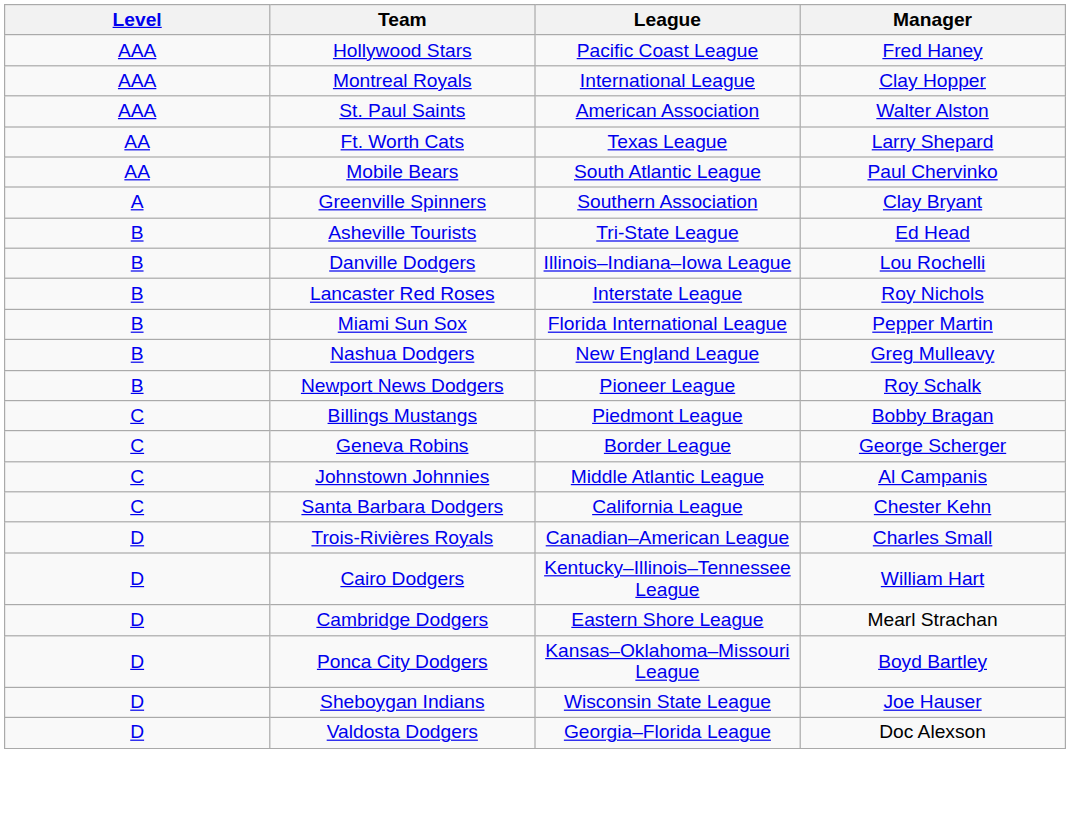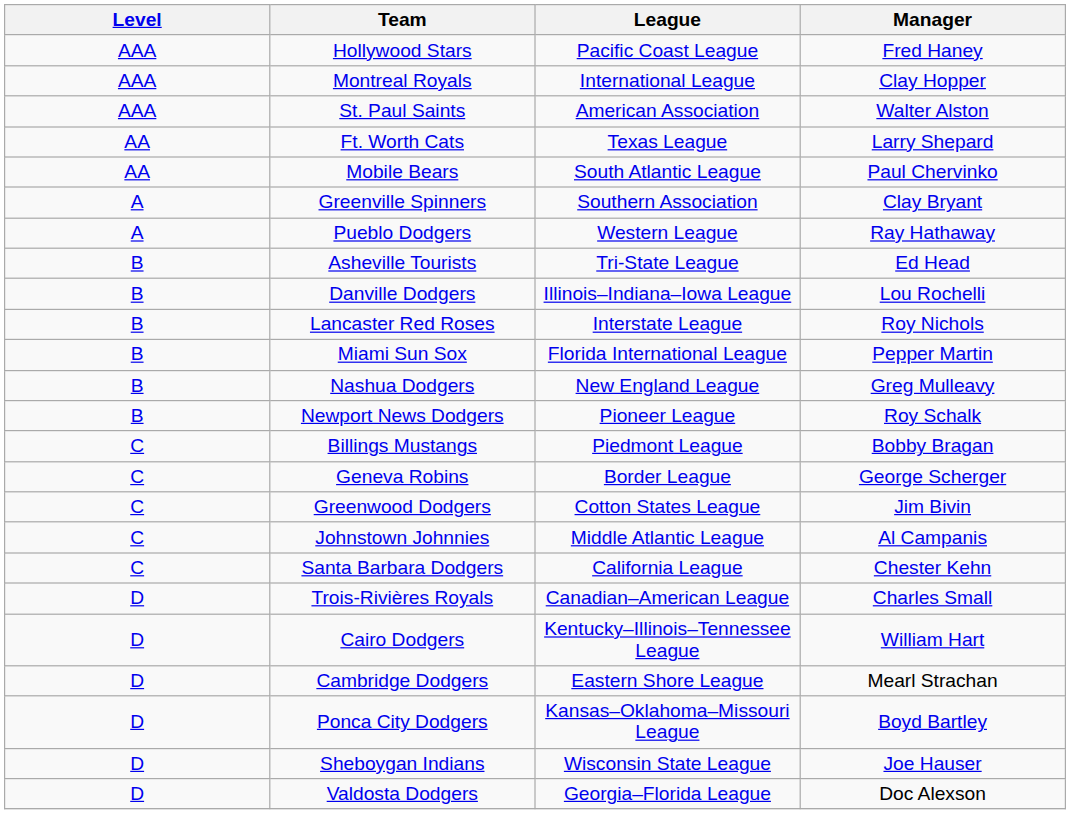+ row: (402, 232)
+ row: (402, 506)
